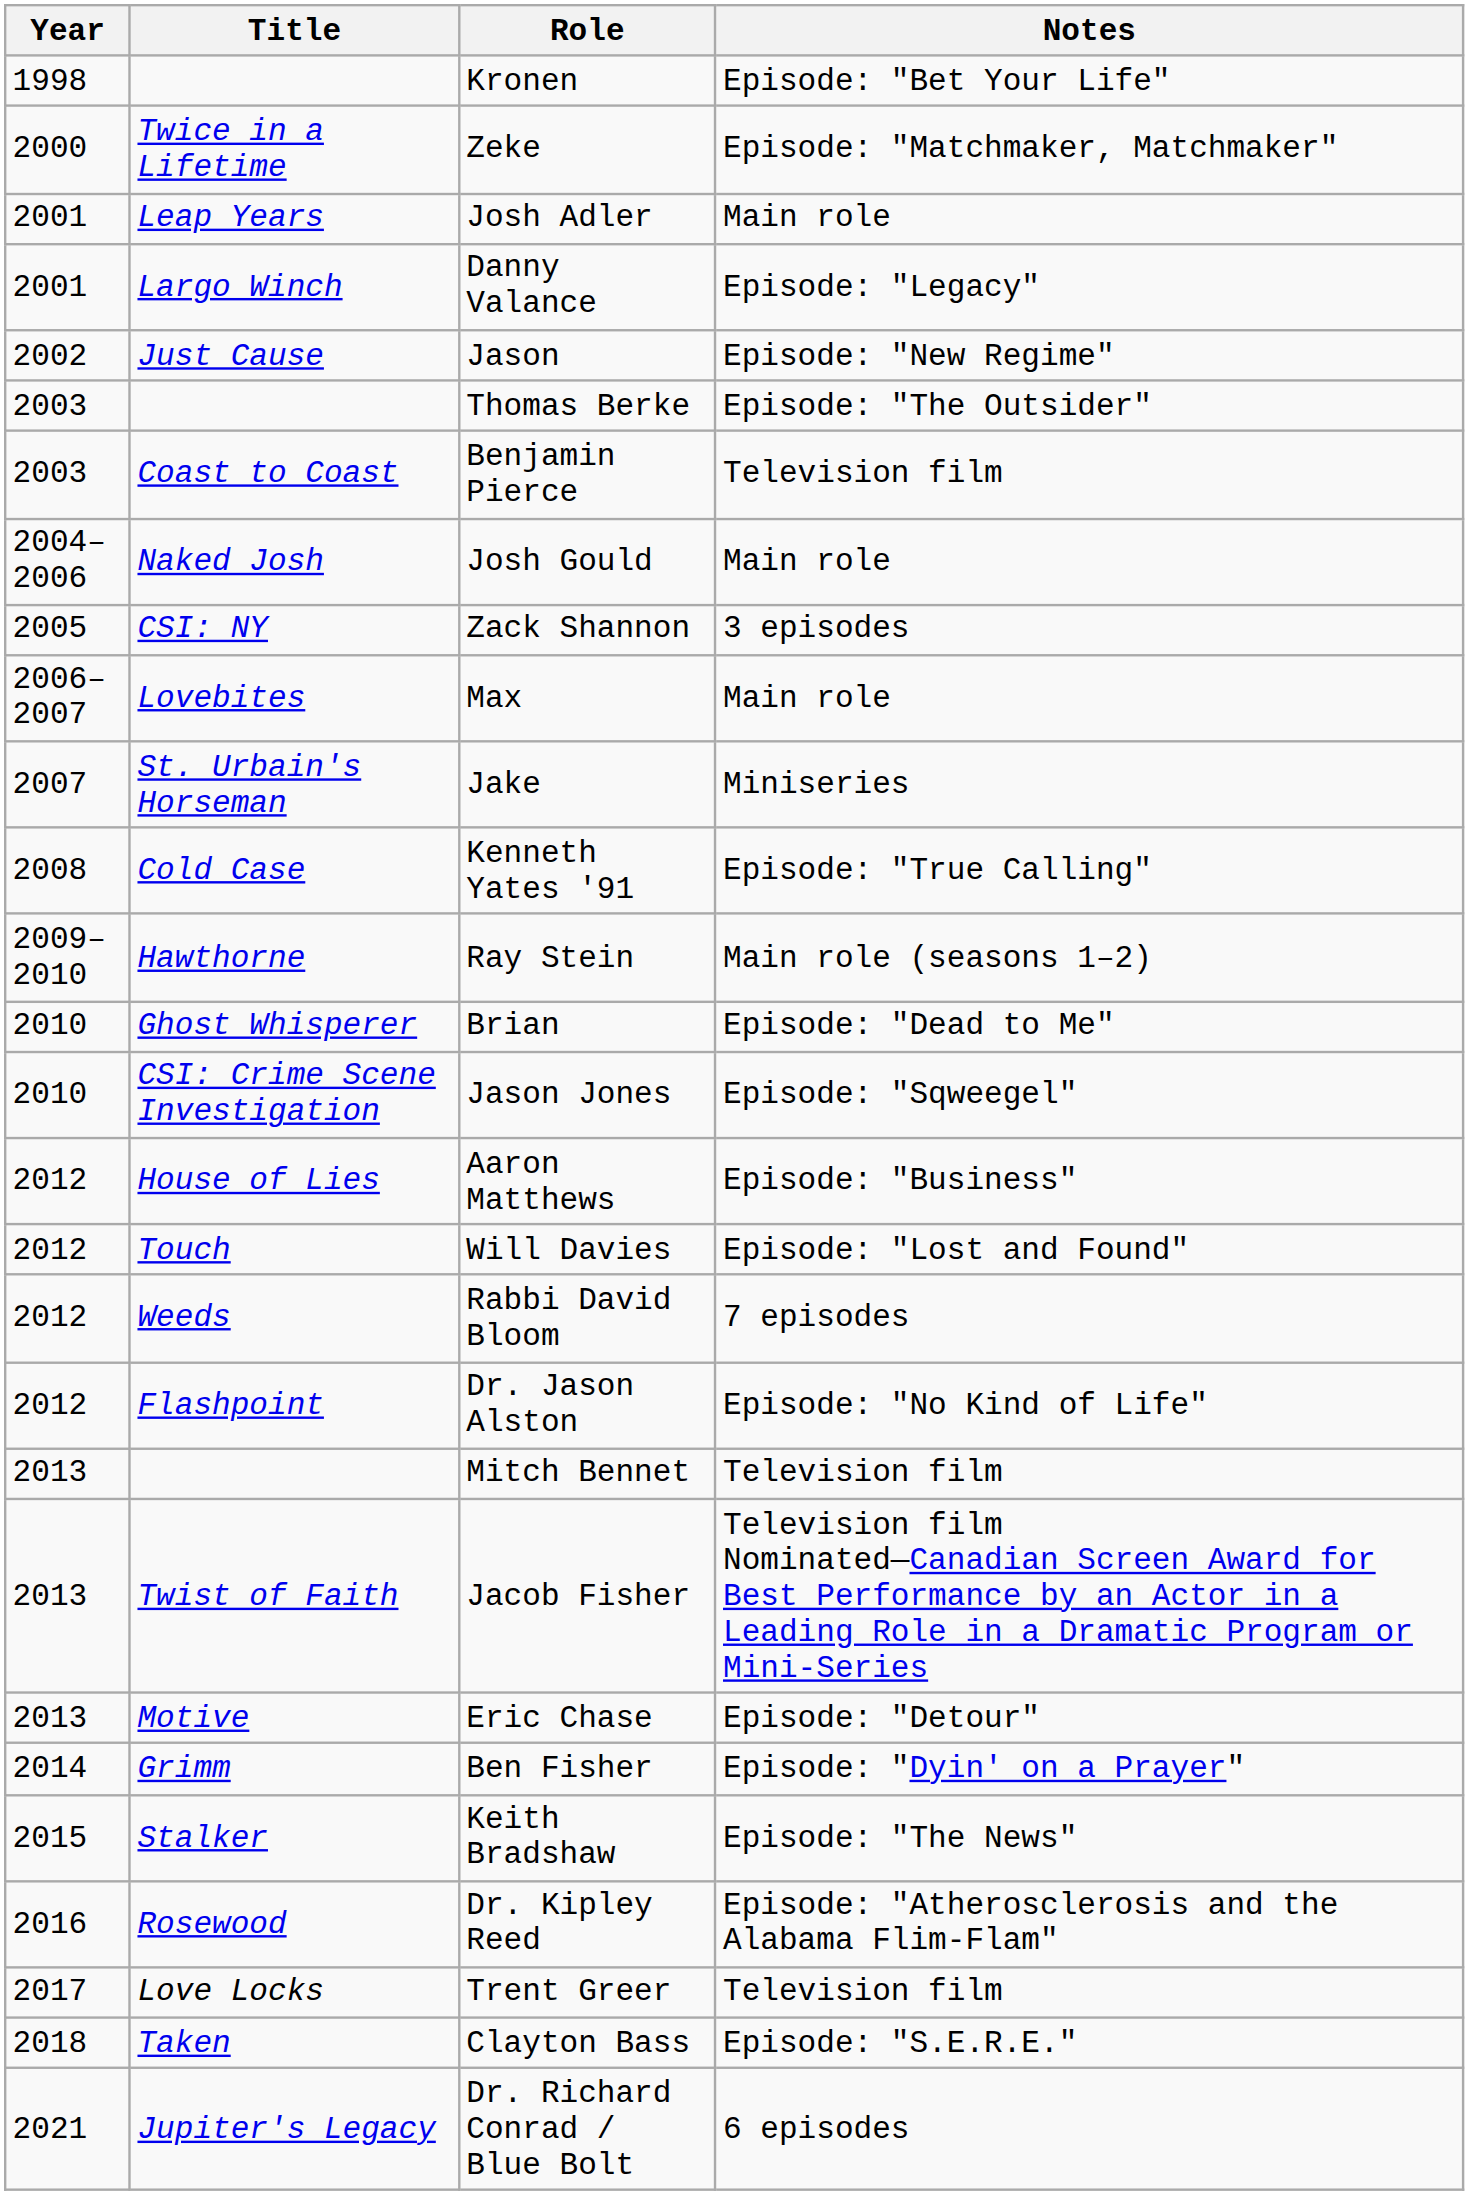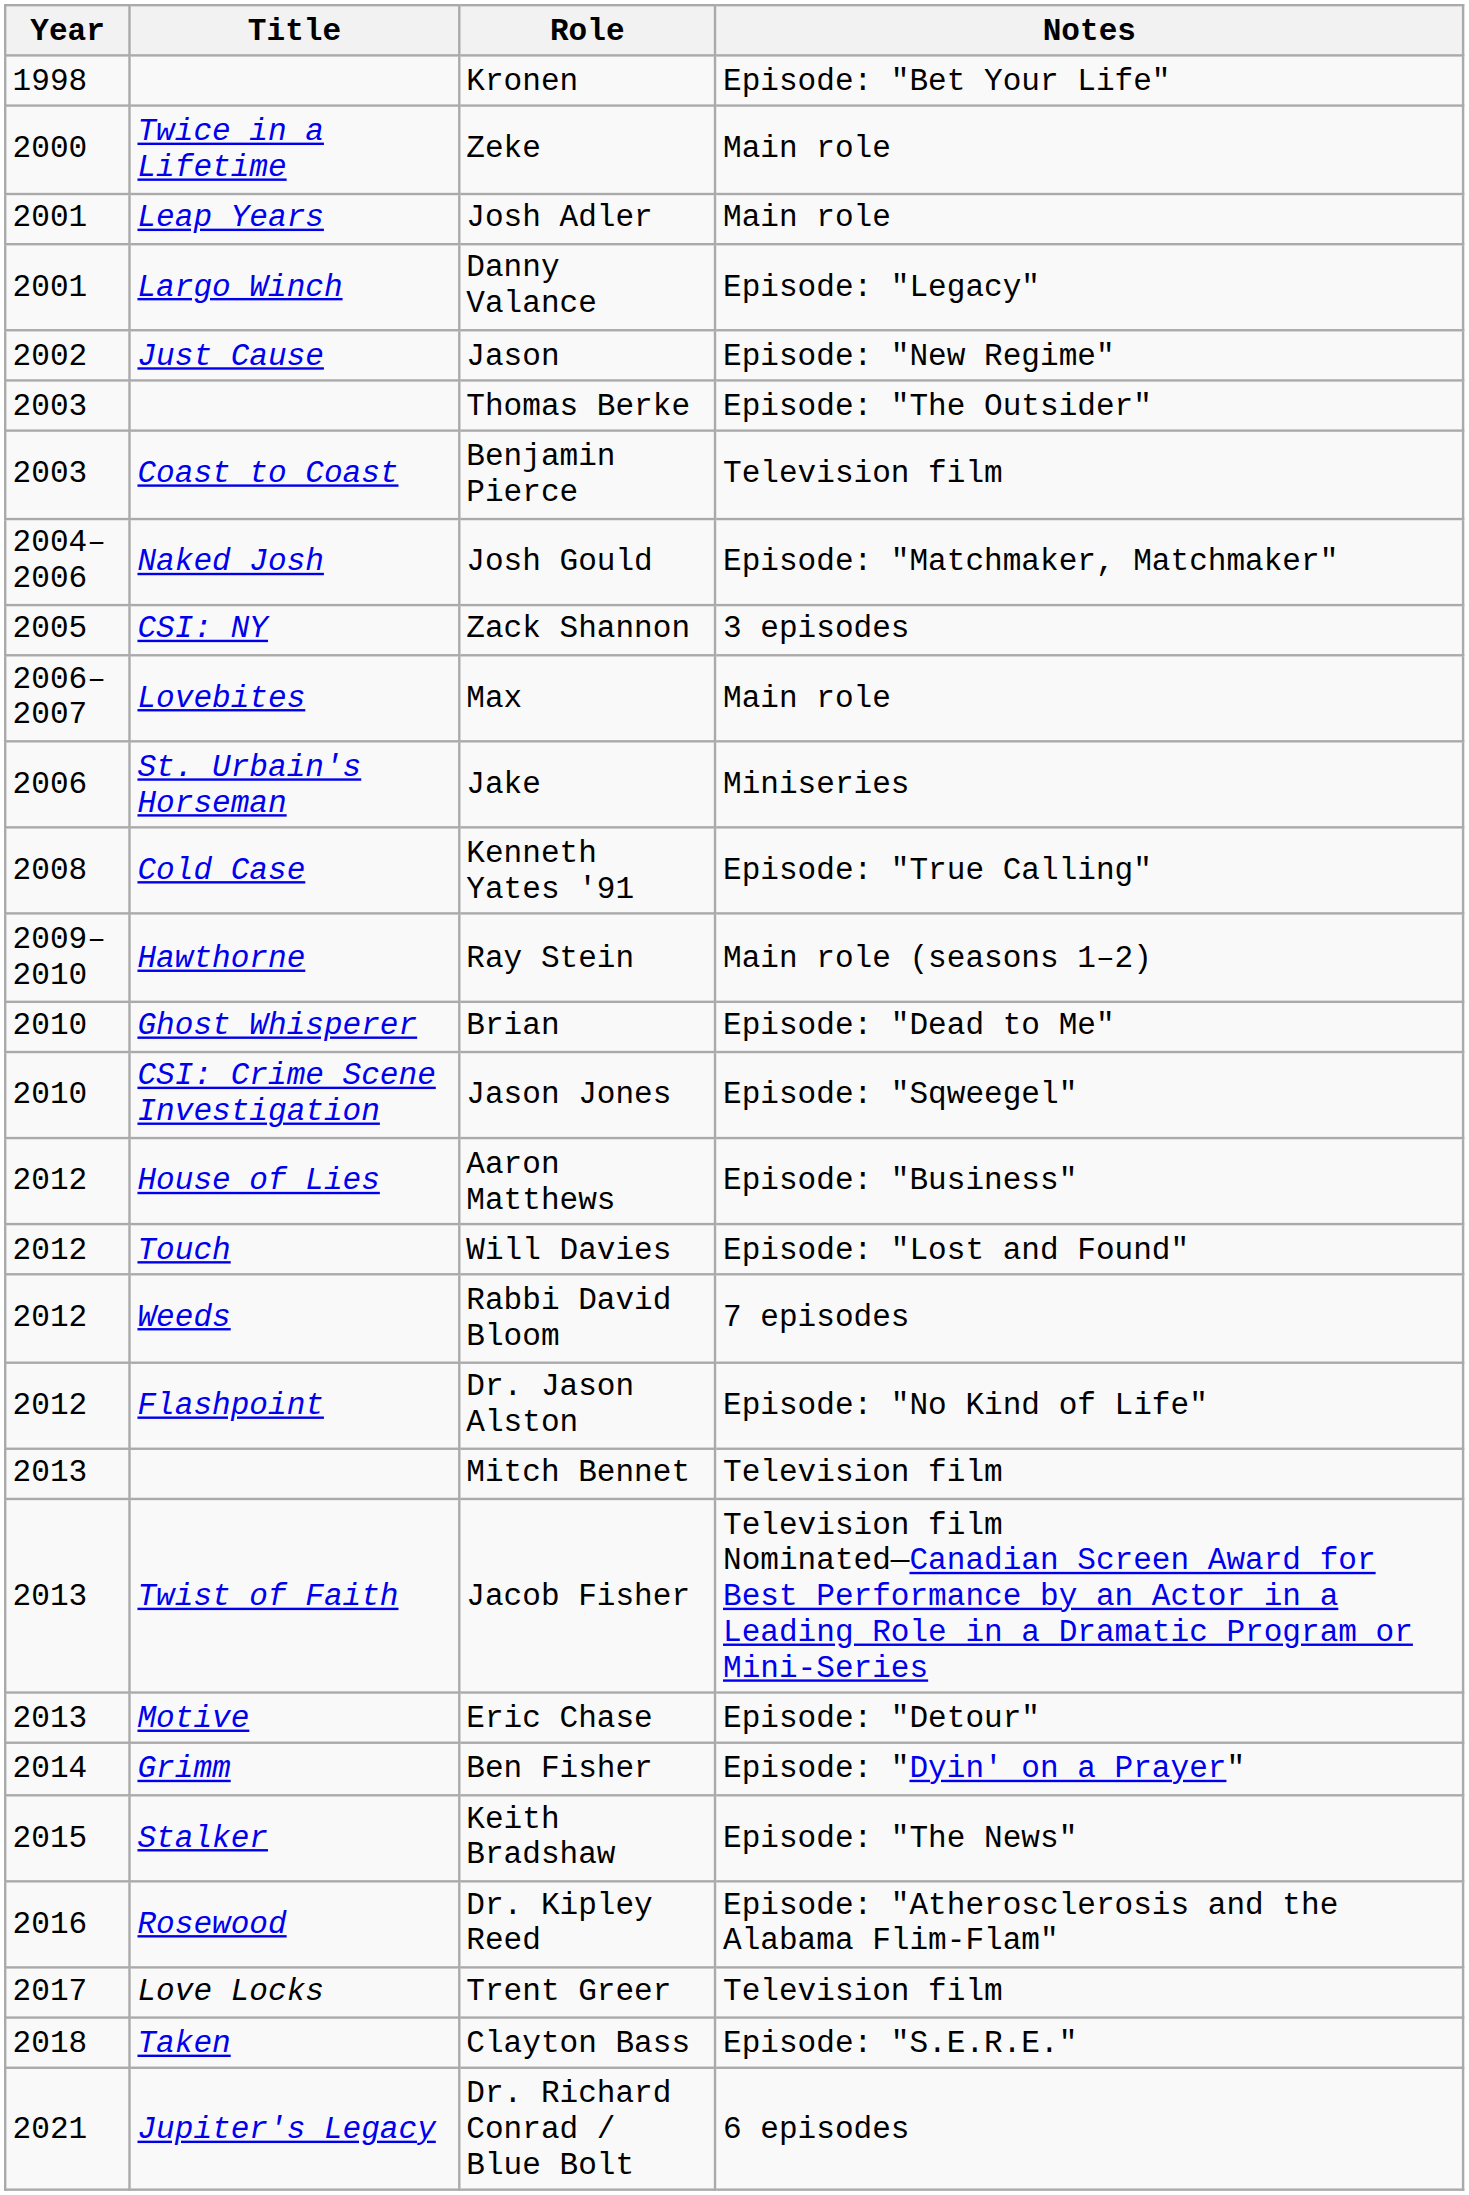(1031, 150) Episode: "Matchmaker, Matchmaker" -> (807, 150) Main role
(807, 561) Main role -> (1031, 561) Episode: "Matchmaker, Matchmaker"
(50, 785) 2007 -> (50, 785) 2006
